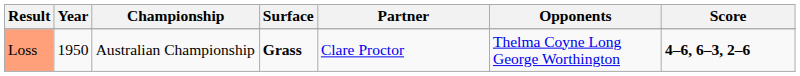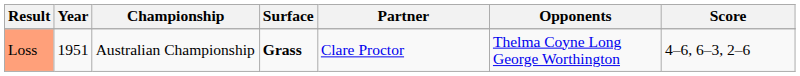(73, 50) 1950 -> (73, 50) 1951
(708, 50) bold -> (708, 50) normal
